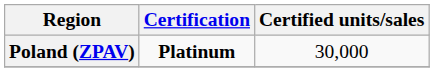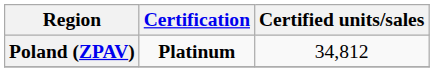(342, 50) 30,000 -> (342, 50) 34,812
